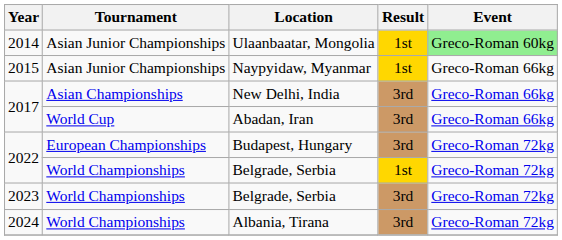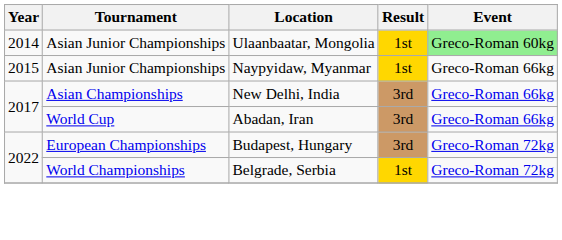- row: (24, 196)
- row: (24, 221)
